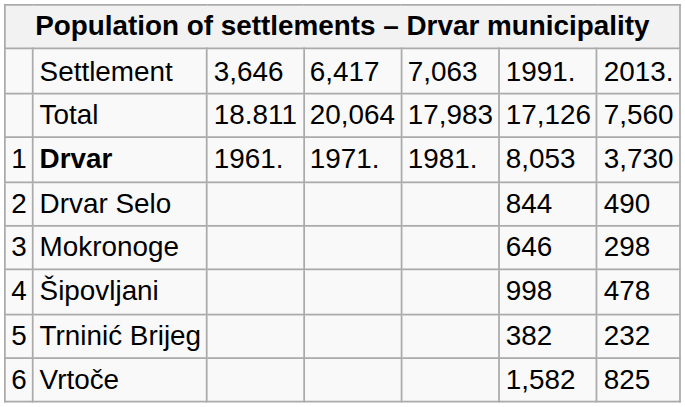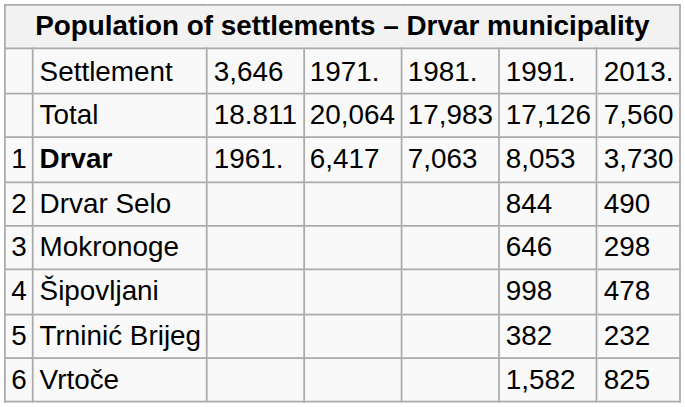(345, 70) 6,417 -> (345, 70) 1971.
(443, 70) 7,063 -> (443, 70) 1981.
(345, 159) 1971. -> (345, 159) 6,417
(443, 159) 1981. -> (443, 159) 7,063
